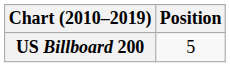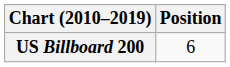(191, 47) 5 -> (191, 47) 6
